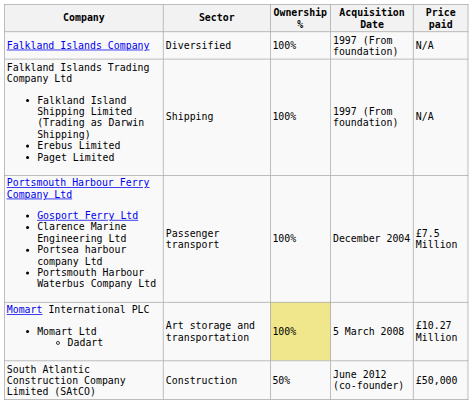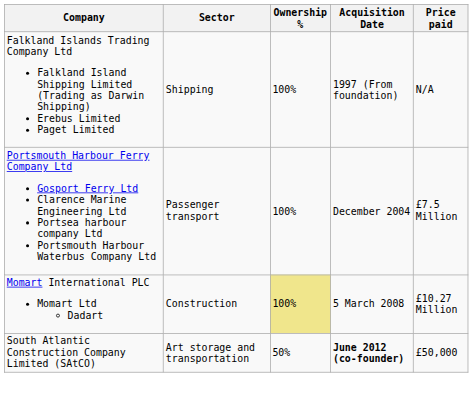- row: (78, 46)
(210, 331) Art storage and transportation -> (202, 304) Construction
(202, 380) Construction -> (210, 353) Art storage and transportation
(369, 380) normal -> (369, 353) bold
